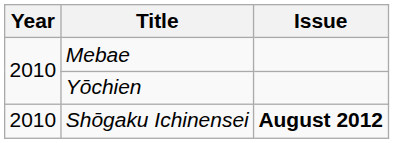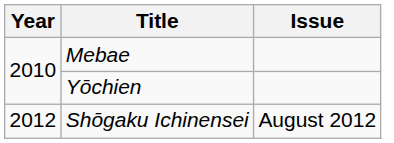(33, 120) 2010 -> (33, 120) 2012
(321, 120) bold -> (317, 120) normal
